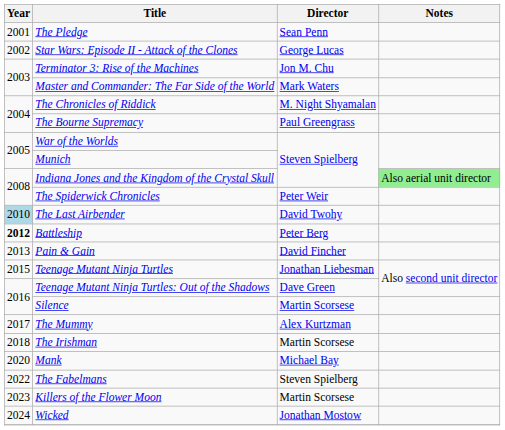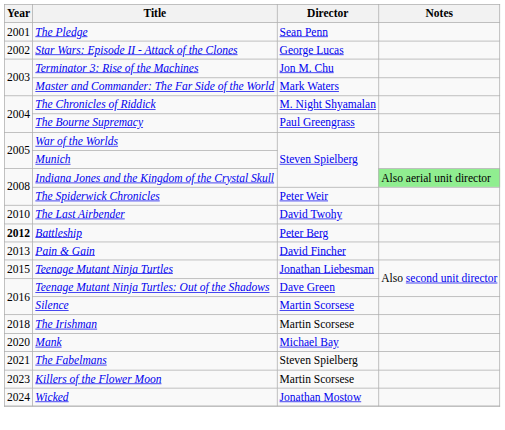(19, 214) lightblue background -> (19, 214) no background
- row: (64, 324)
(19, 379) 2022 -> (19, 360) 2021
